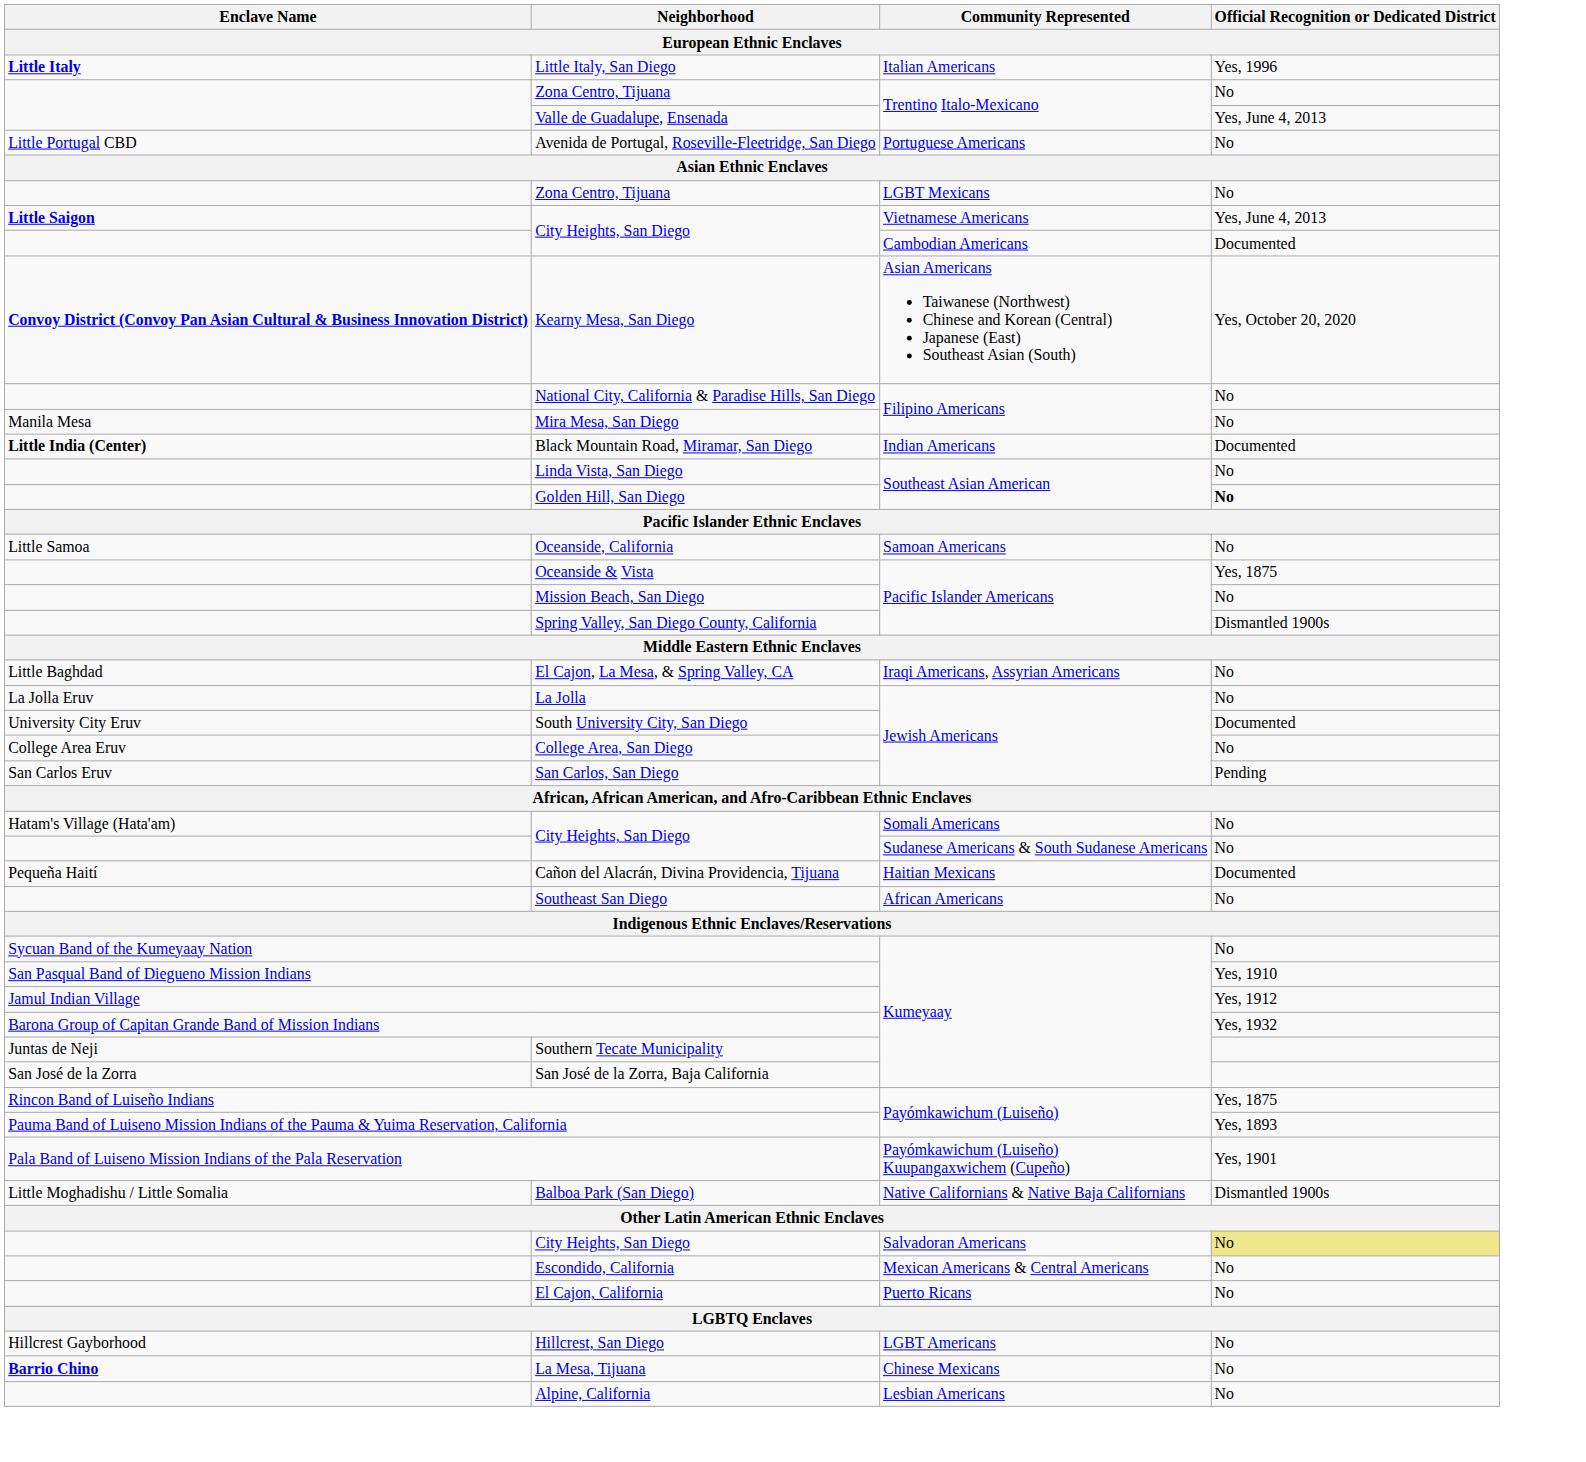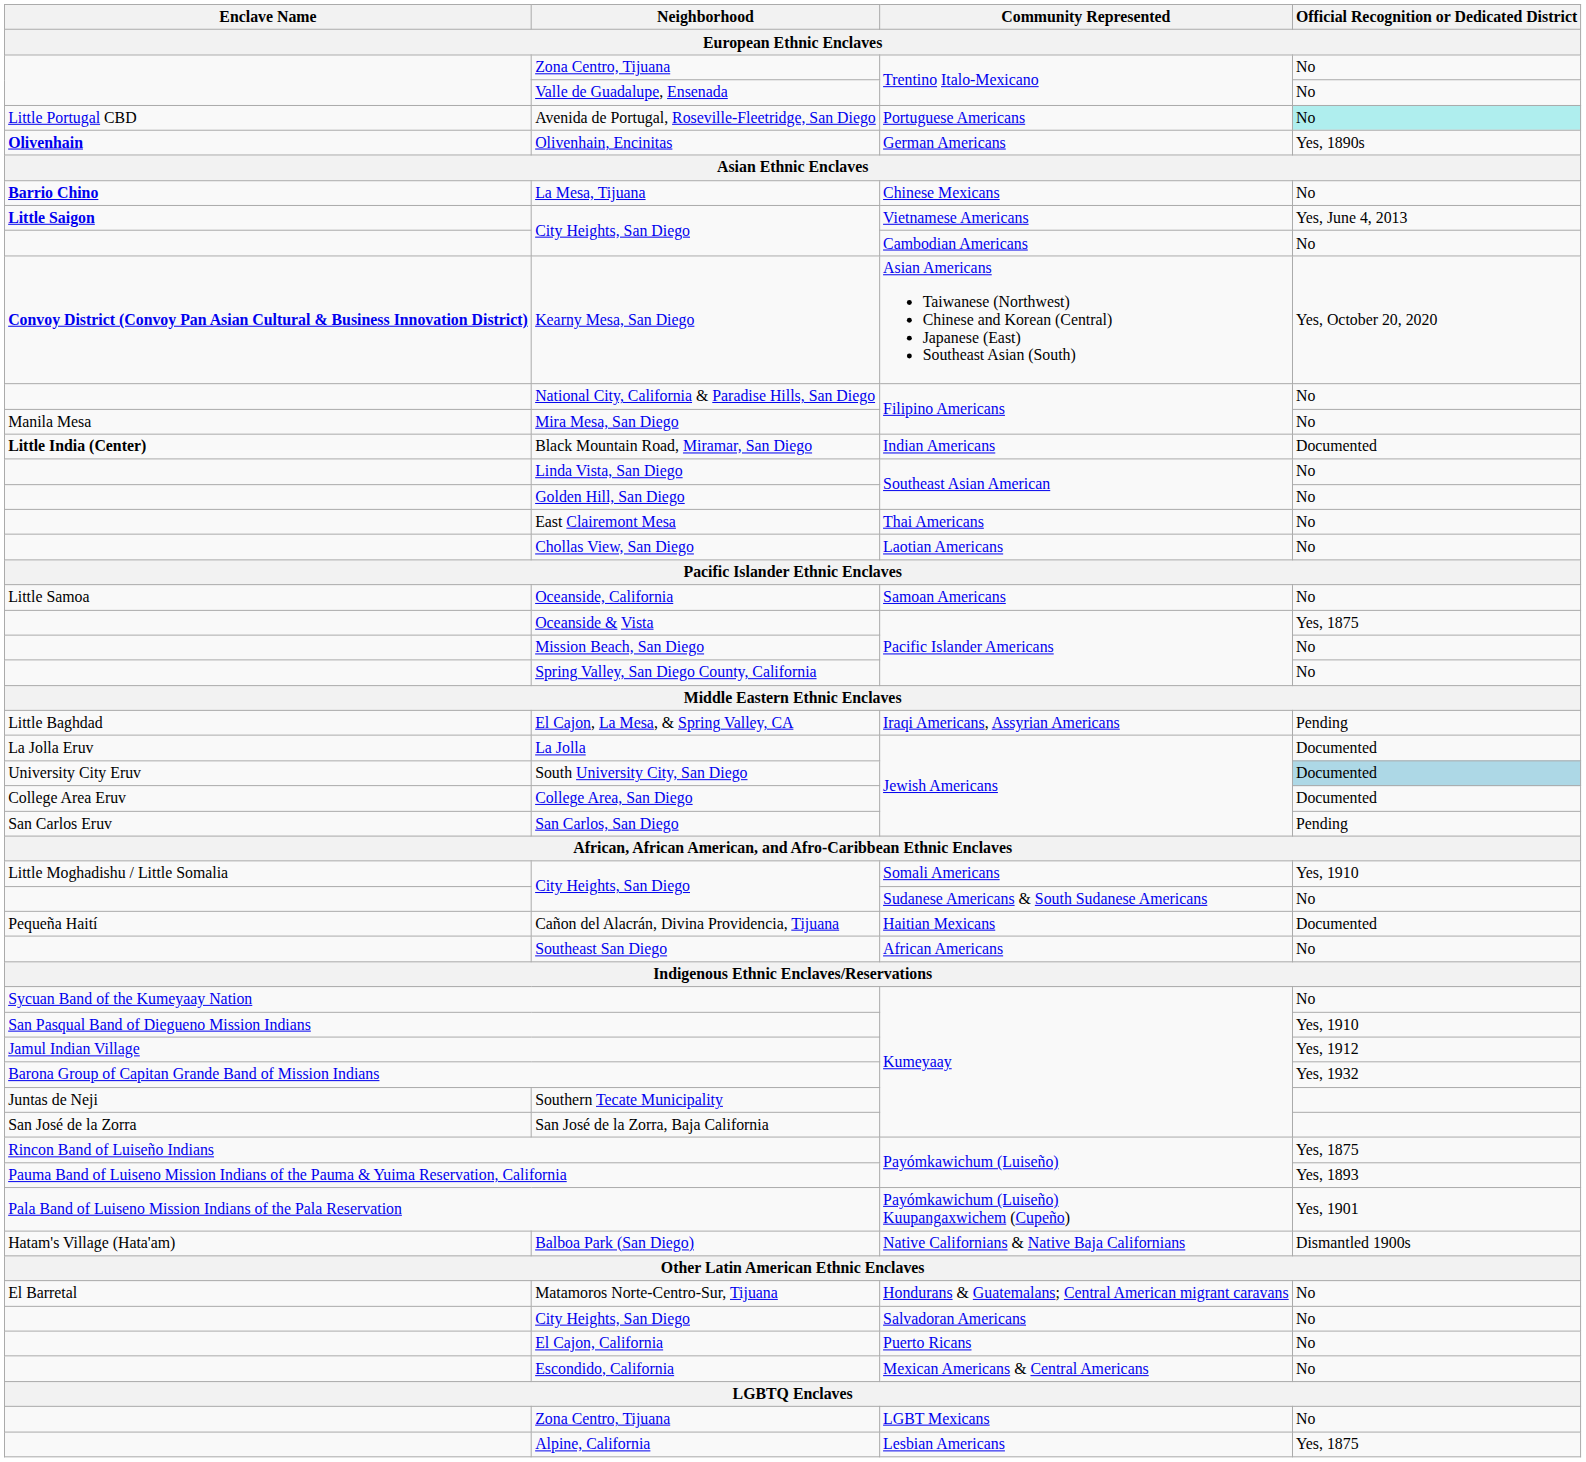- row: (605, 67)
(1270, 117) Yes, June 4, 2013 -> (1306, 92) No
(1224, 142) no background -> (1306, 117) paleturquoise background
+ row: (604, 142)
rows swapped: (590, 1368) <-> (603, 192)
(1255, 243) Documented -> (1306, 243) No
(1224, 496) bold -> (1306, 496) normal
+ row: (606, 521)
+ row: (615, 547)
(1272, 622) Dismantled 1900s -> (1306, 672) No
(1224, 672) No -> (1322, 722) Pending
(1224, 697) No -> (1336, 748) Documented
(1255, 722) no background -> (1336, 773) lightblue background
(1224, 748) No -> (1336, 798) Documented
(92, 823) Hatam's Village (Hata'am) -> (118, 873) Little Moghadishu / Little Somalia
(1224, 823) No -> (1327, 873) Yes, 1910
(118, 1192) Little Moghadishu / Little Somalia -> (92, 1243) Hatam's Village (Hata'am)
+ row: (656, 1293)
(1224, 1243) khaki background -> (1306, 1318) no background
rows swapped: (605, 1268) <-> (599, 1293)
- row: (600, 1343)
(1224, 1393) No -> (1327, 1444) Yes, 1875
